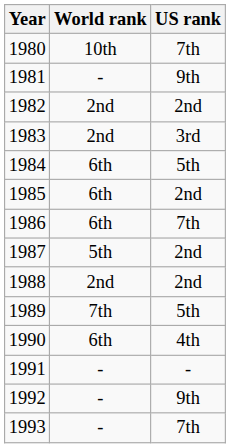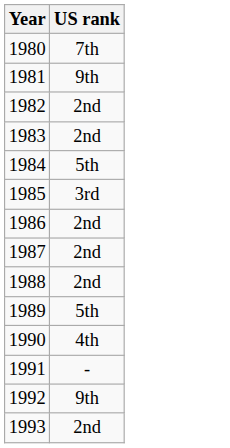- column: (100, 19)
(188, 135) 3rd -> (87, 135) 2nd
(188, 194) 2nd -> (87, 194) 3rd
(188, 223) 7th -> (87, 223) 2nd
(188, 427) 7th -> (87, 427) 2nd
